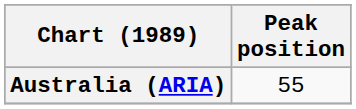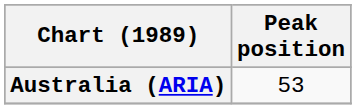(291, 86) 55 -> (291, 86) 53
